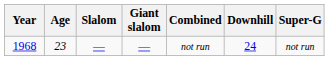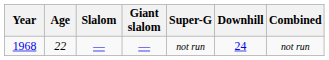columns swapped: (300, 20) <-> (195, 20)
(60, 45) 23 -> (60, 45) 22
